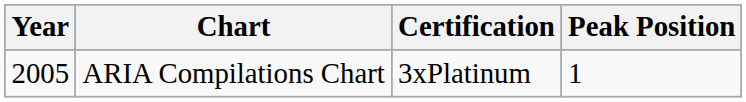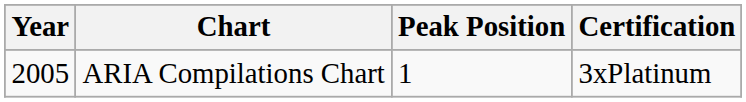columns swapped: (652, 27) <-> (476, 27)
